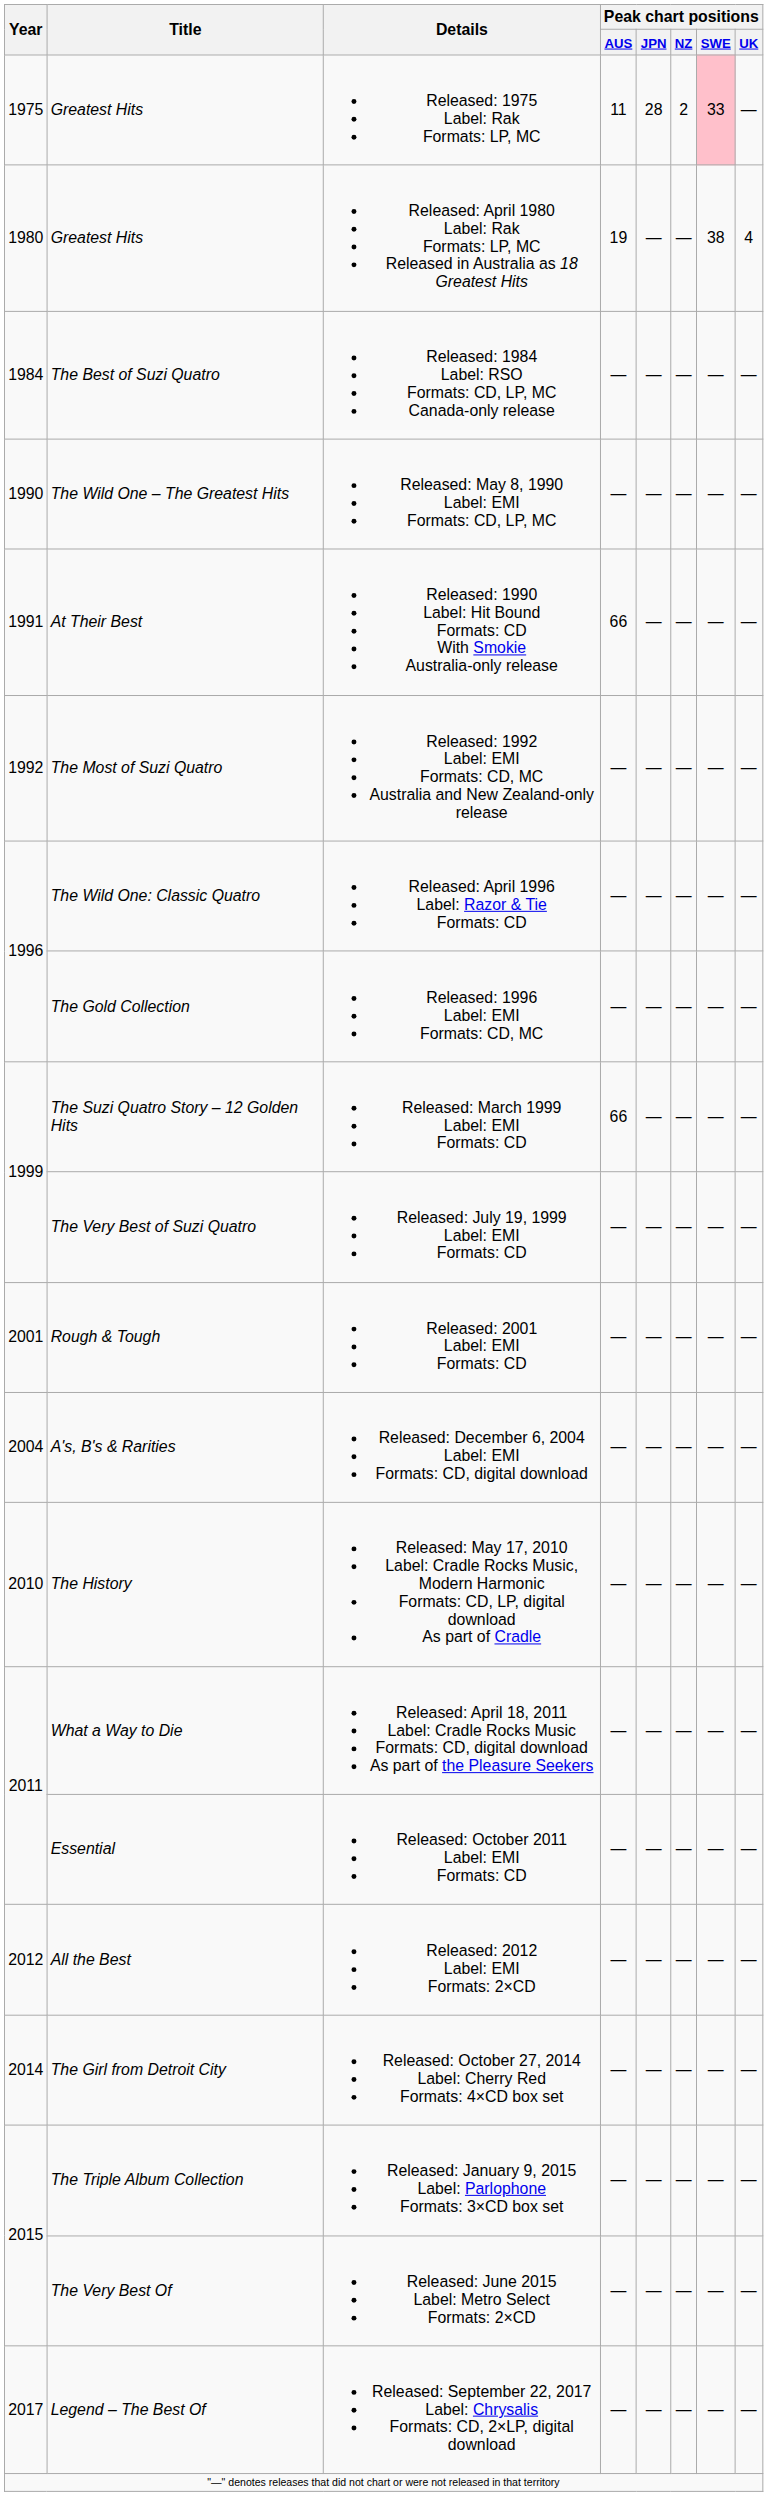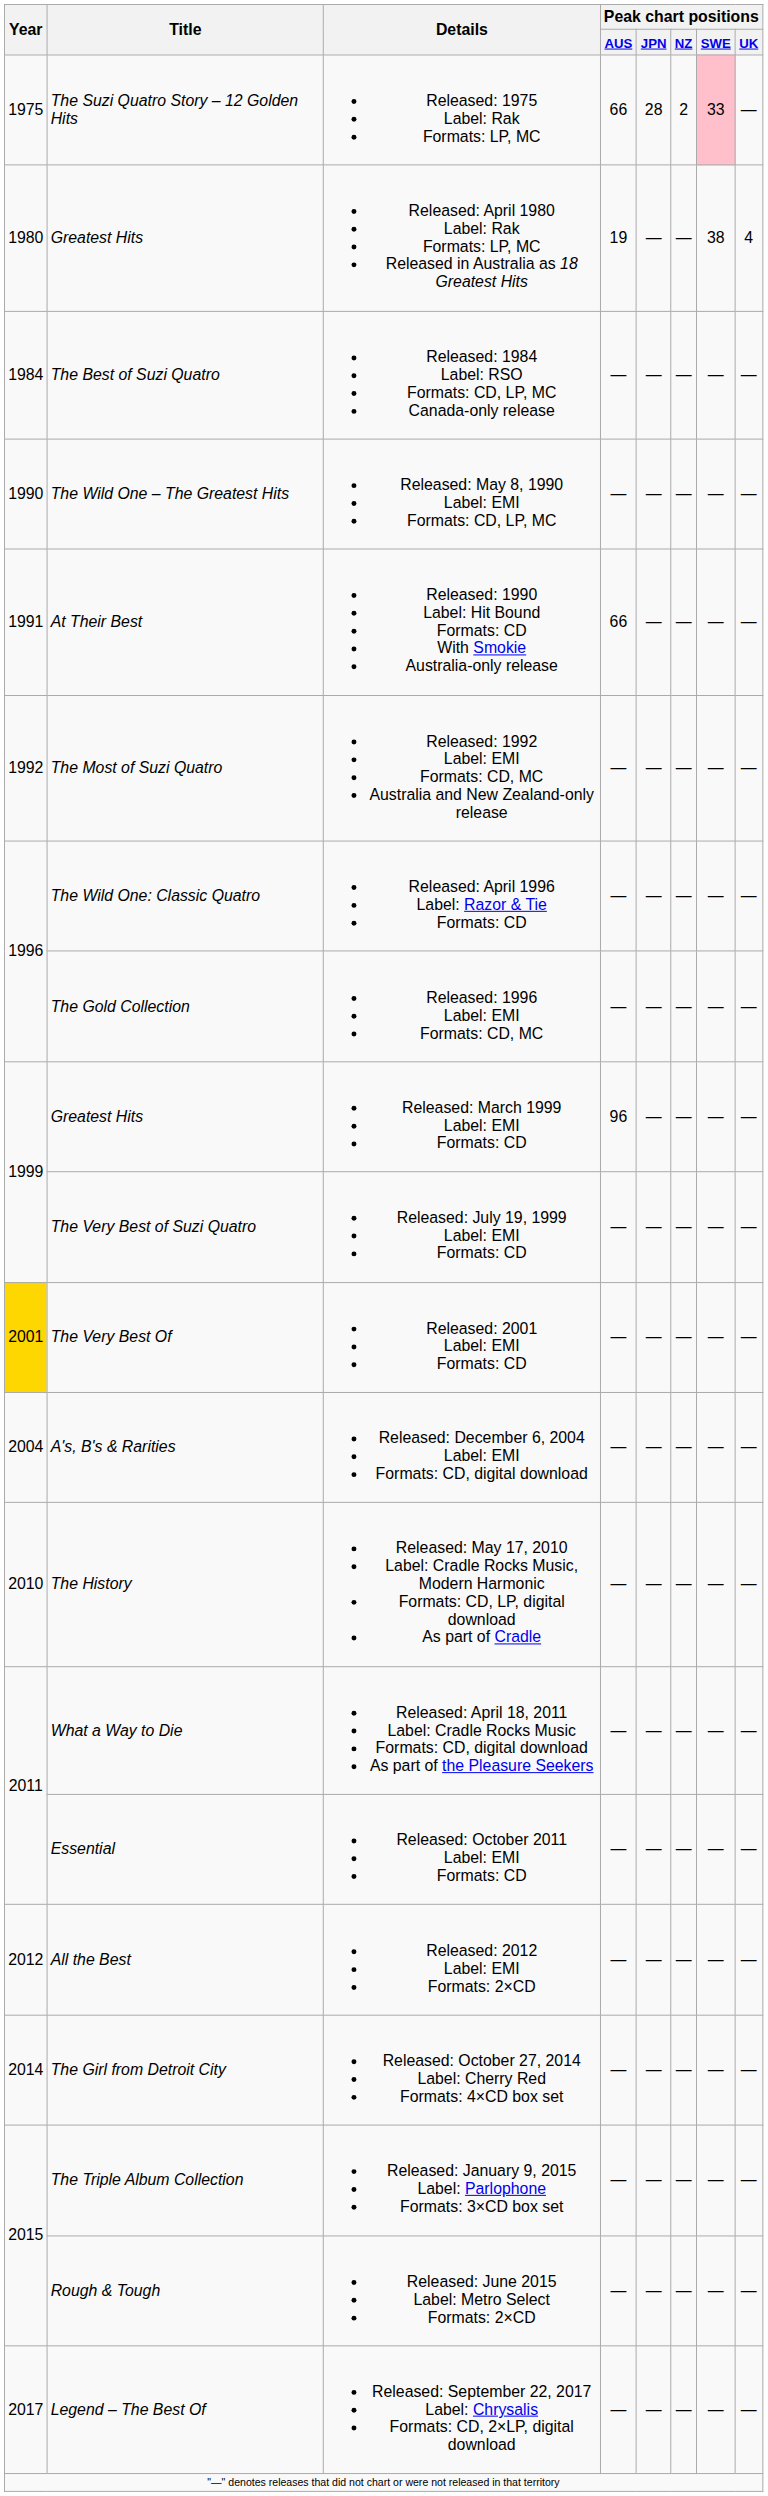(97, 109) Greatest Hits -> (174, 109) The Suzi Quatro Story – 12 Golden Hits
(618, 109) 11 -> (618, 109) 66
(174, 1116) The Suzi Quatro Story – 12 Golden Hits -> (97, 1116) Greatest Hits
(618, 1116) 66 -> (618, 1116) 96
(26, 1337) no background -> (26, 1337) gold background
(105, 1337) Rough & Tough -> (111, 1337) The Very Best Of
(111, 2290) The Very Best Of -> (105, 2290) Rough & Tough
